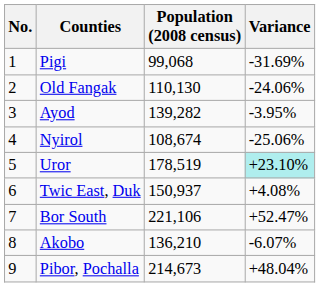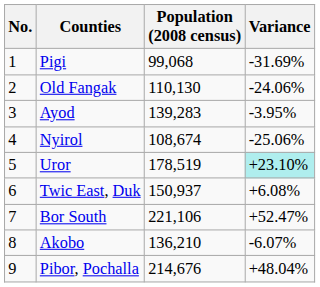(175, 113) 139,282 -> (175, 113) 139,283
(274, 191) +4.08% -> (274, 191) +6.08%
(175, 268) 214,673 -> (175, 268) 214,676
